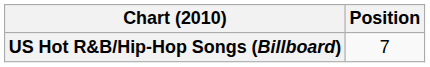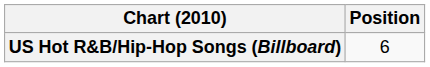(385, 47) 7 -> (385, 47) 6
